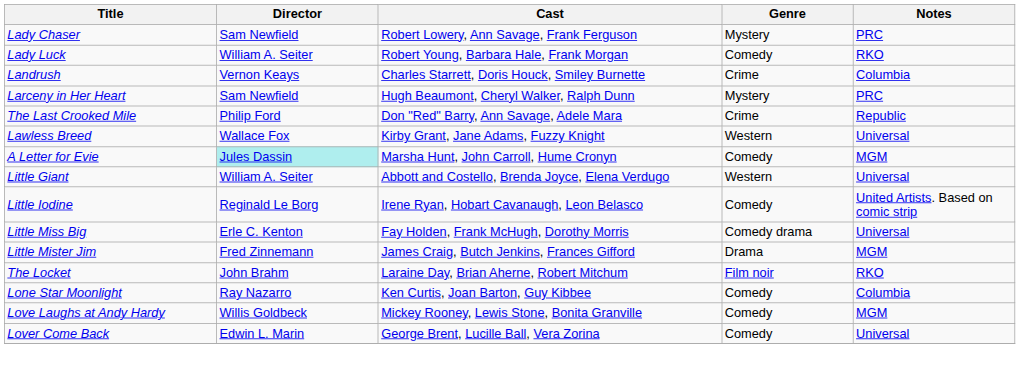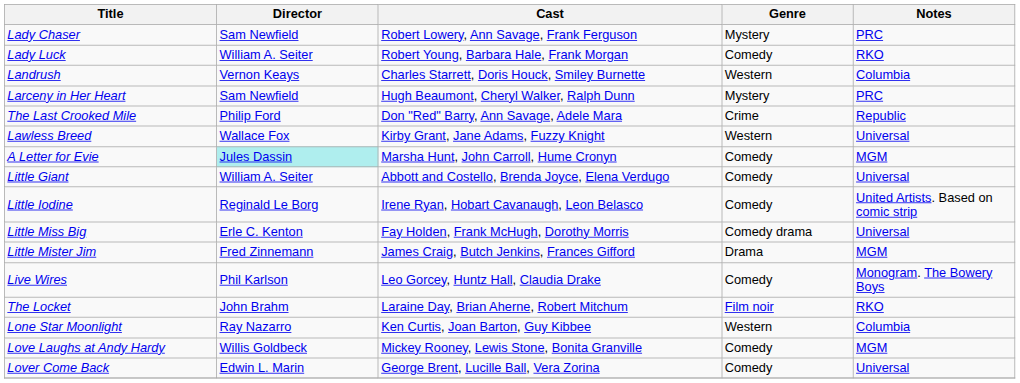(742, 75) Crime -> (748, 75) Western
(748, 177) Western -> (749, 177) Comedy
+ row: (37, 279)
(749, 292) Comedy -> (748, 327) Western
